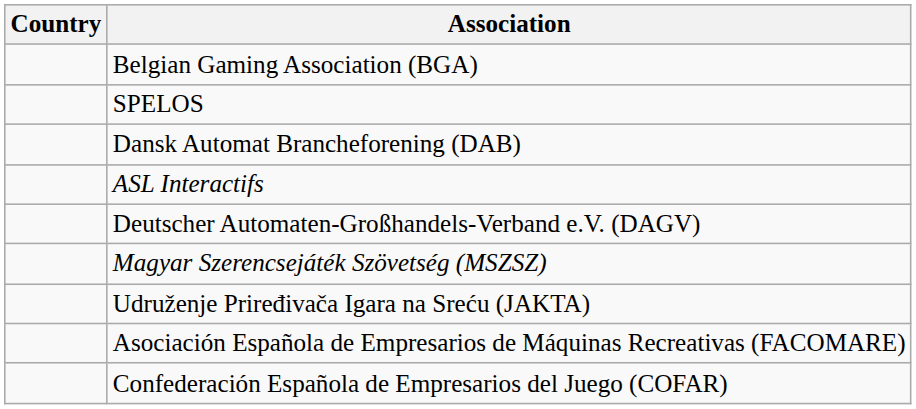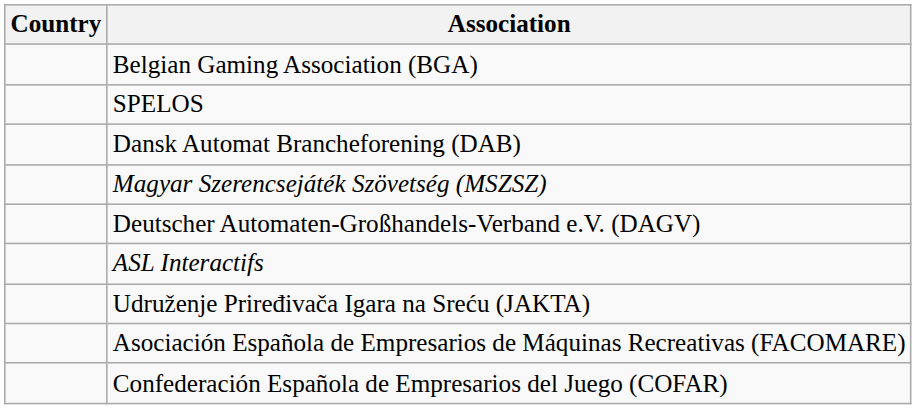rows swapped: (188, 183) <-> (330, 263)
